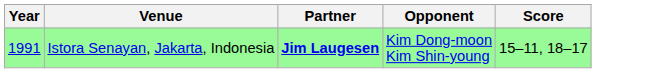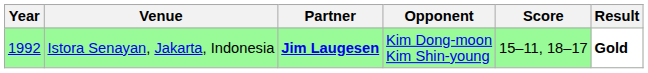+ column: (617, 17)
(24, 48) 1991 -> (24, 48) 1992
